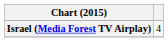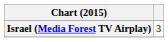(158, 28) 4 -> (158, 28) 3
